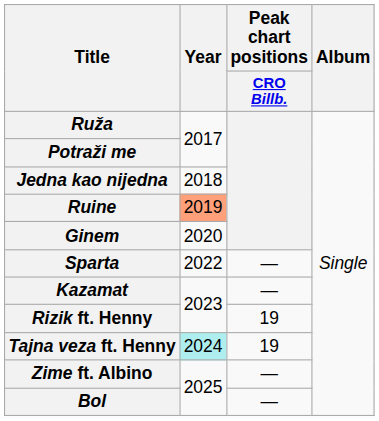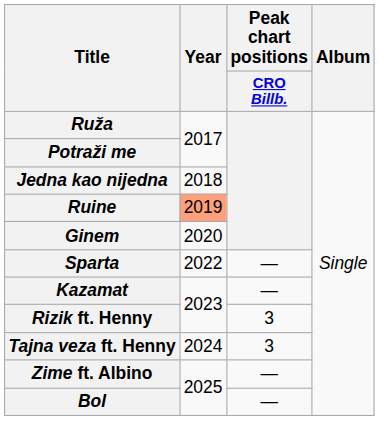(269, 318) 19 -> (269, 318) 3
(203, 346) paleturquoise background -> (203, 346) no background
(269, 346) 19 -> (269, 346) 3
